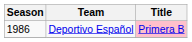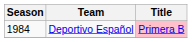(18, 29) 1986 -> (18, 29) 1984
